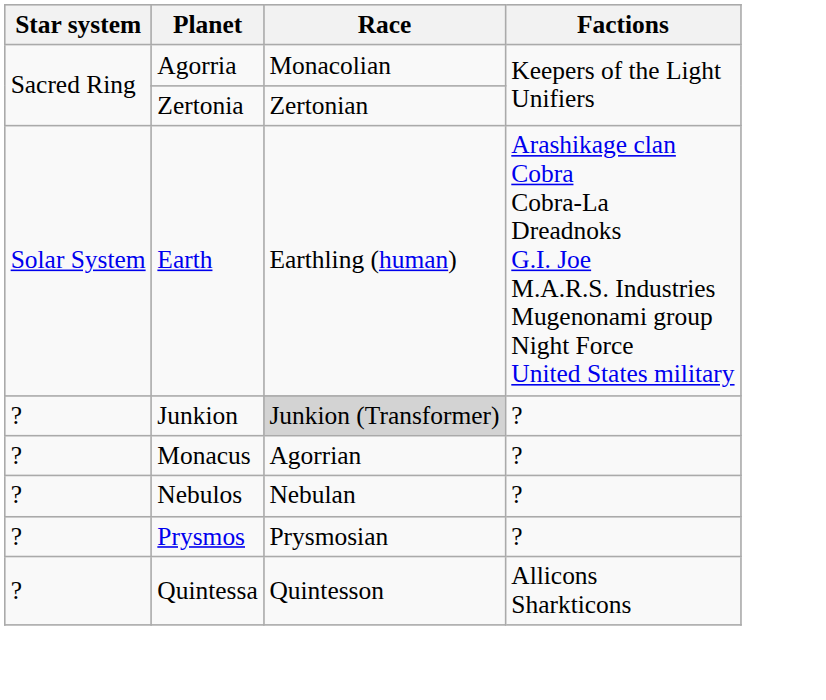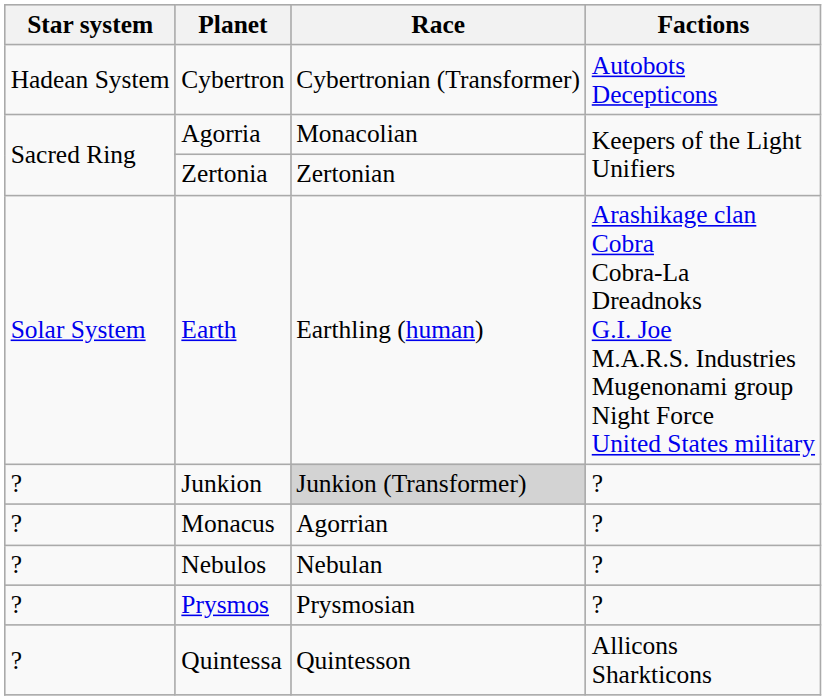+ row: (233, 79)
